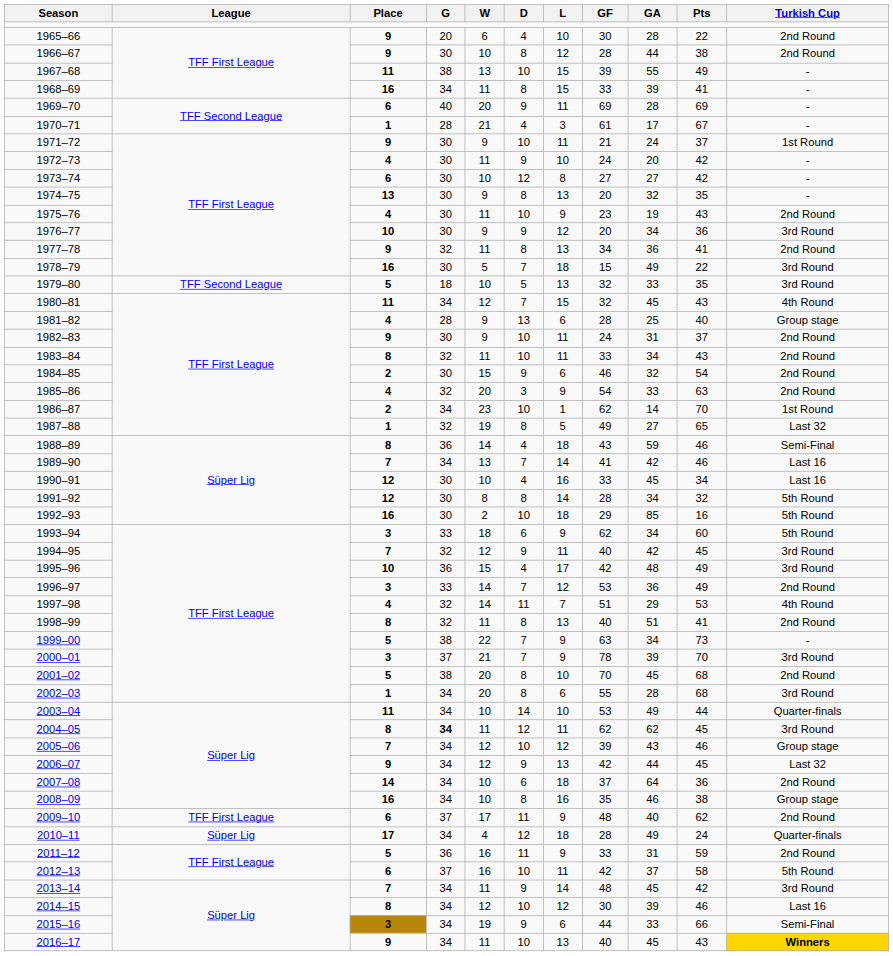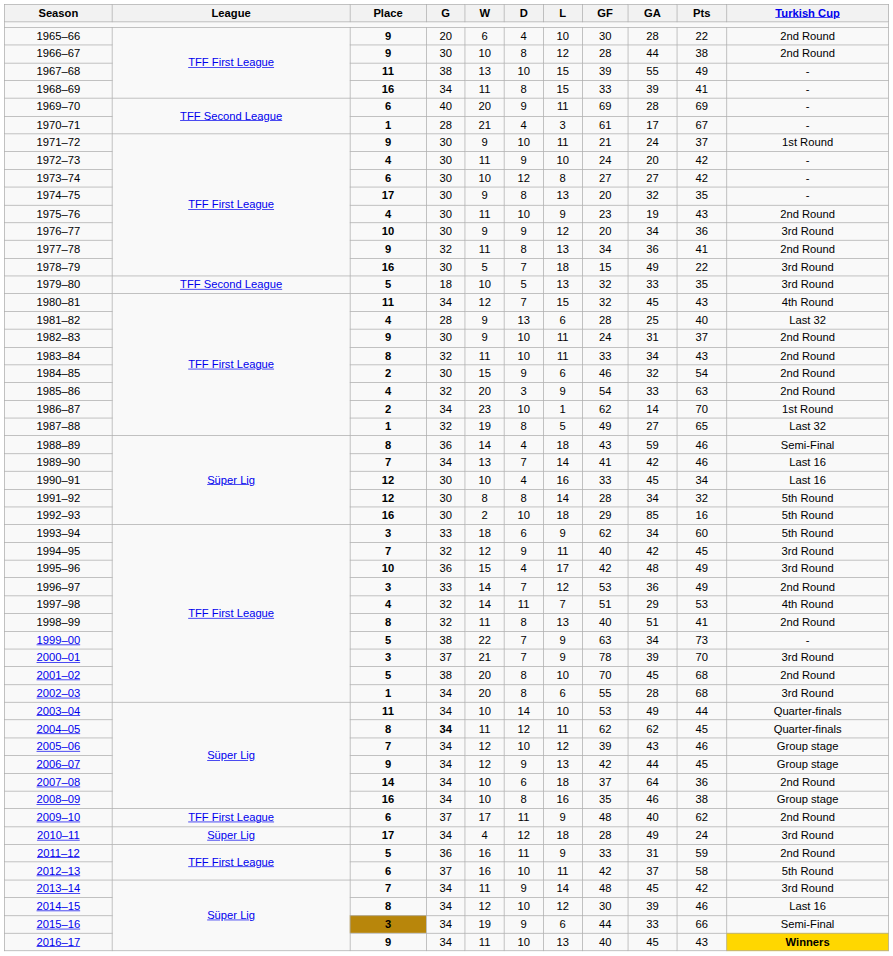(388, 196) 13 -> (388, 196) 17
(808, 320) Group stage -> (808, 320) Last 32
(808, 729) 3rd Round -> (808, 729) Quarter-finals
(808, 764) Last 32 -> (808, 764) Group stage
(808, 835) Quarter-finals -> (808, 835) 3rd Round
